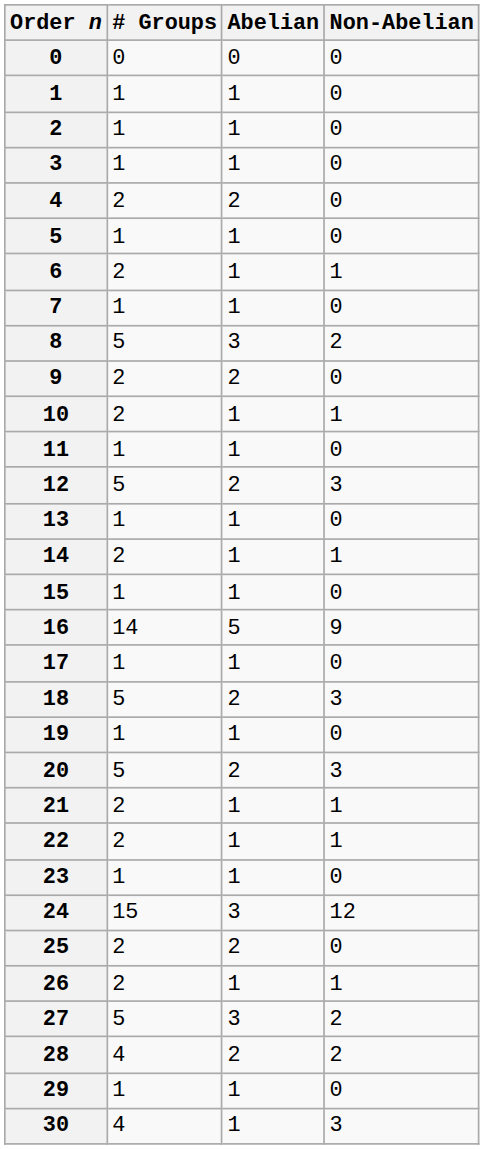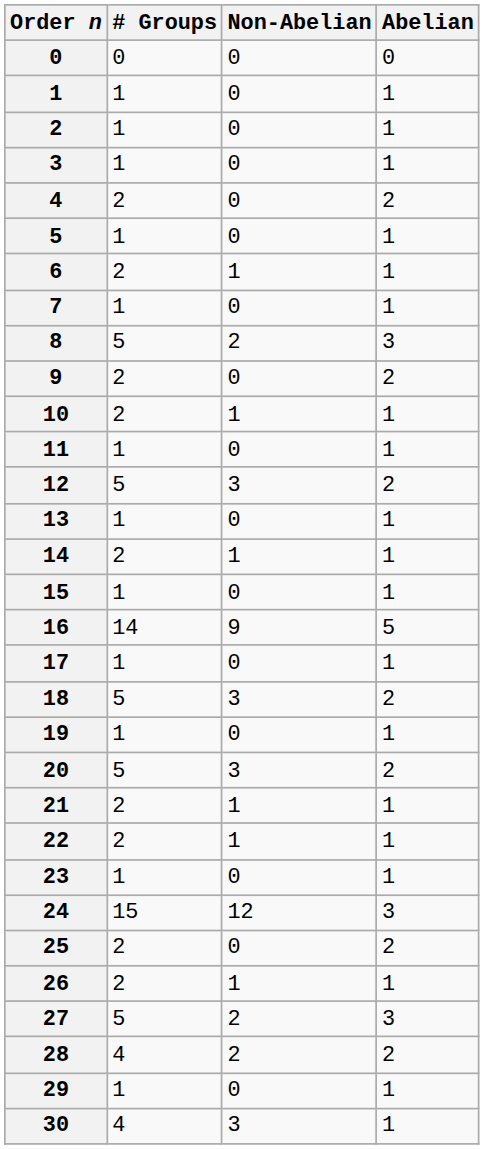columns swapped: (273, 23) <-> (402, 23)
